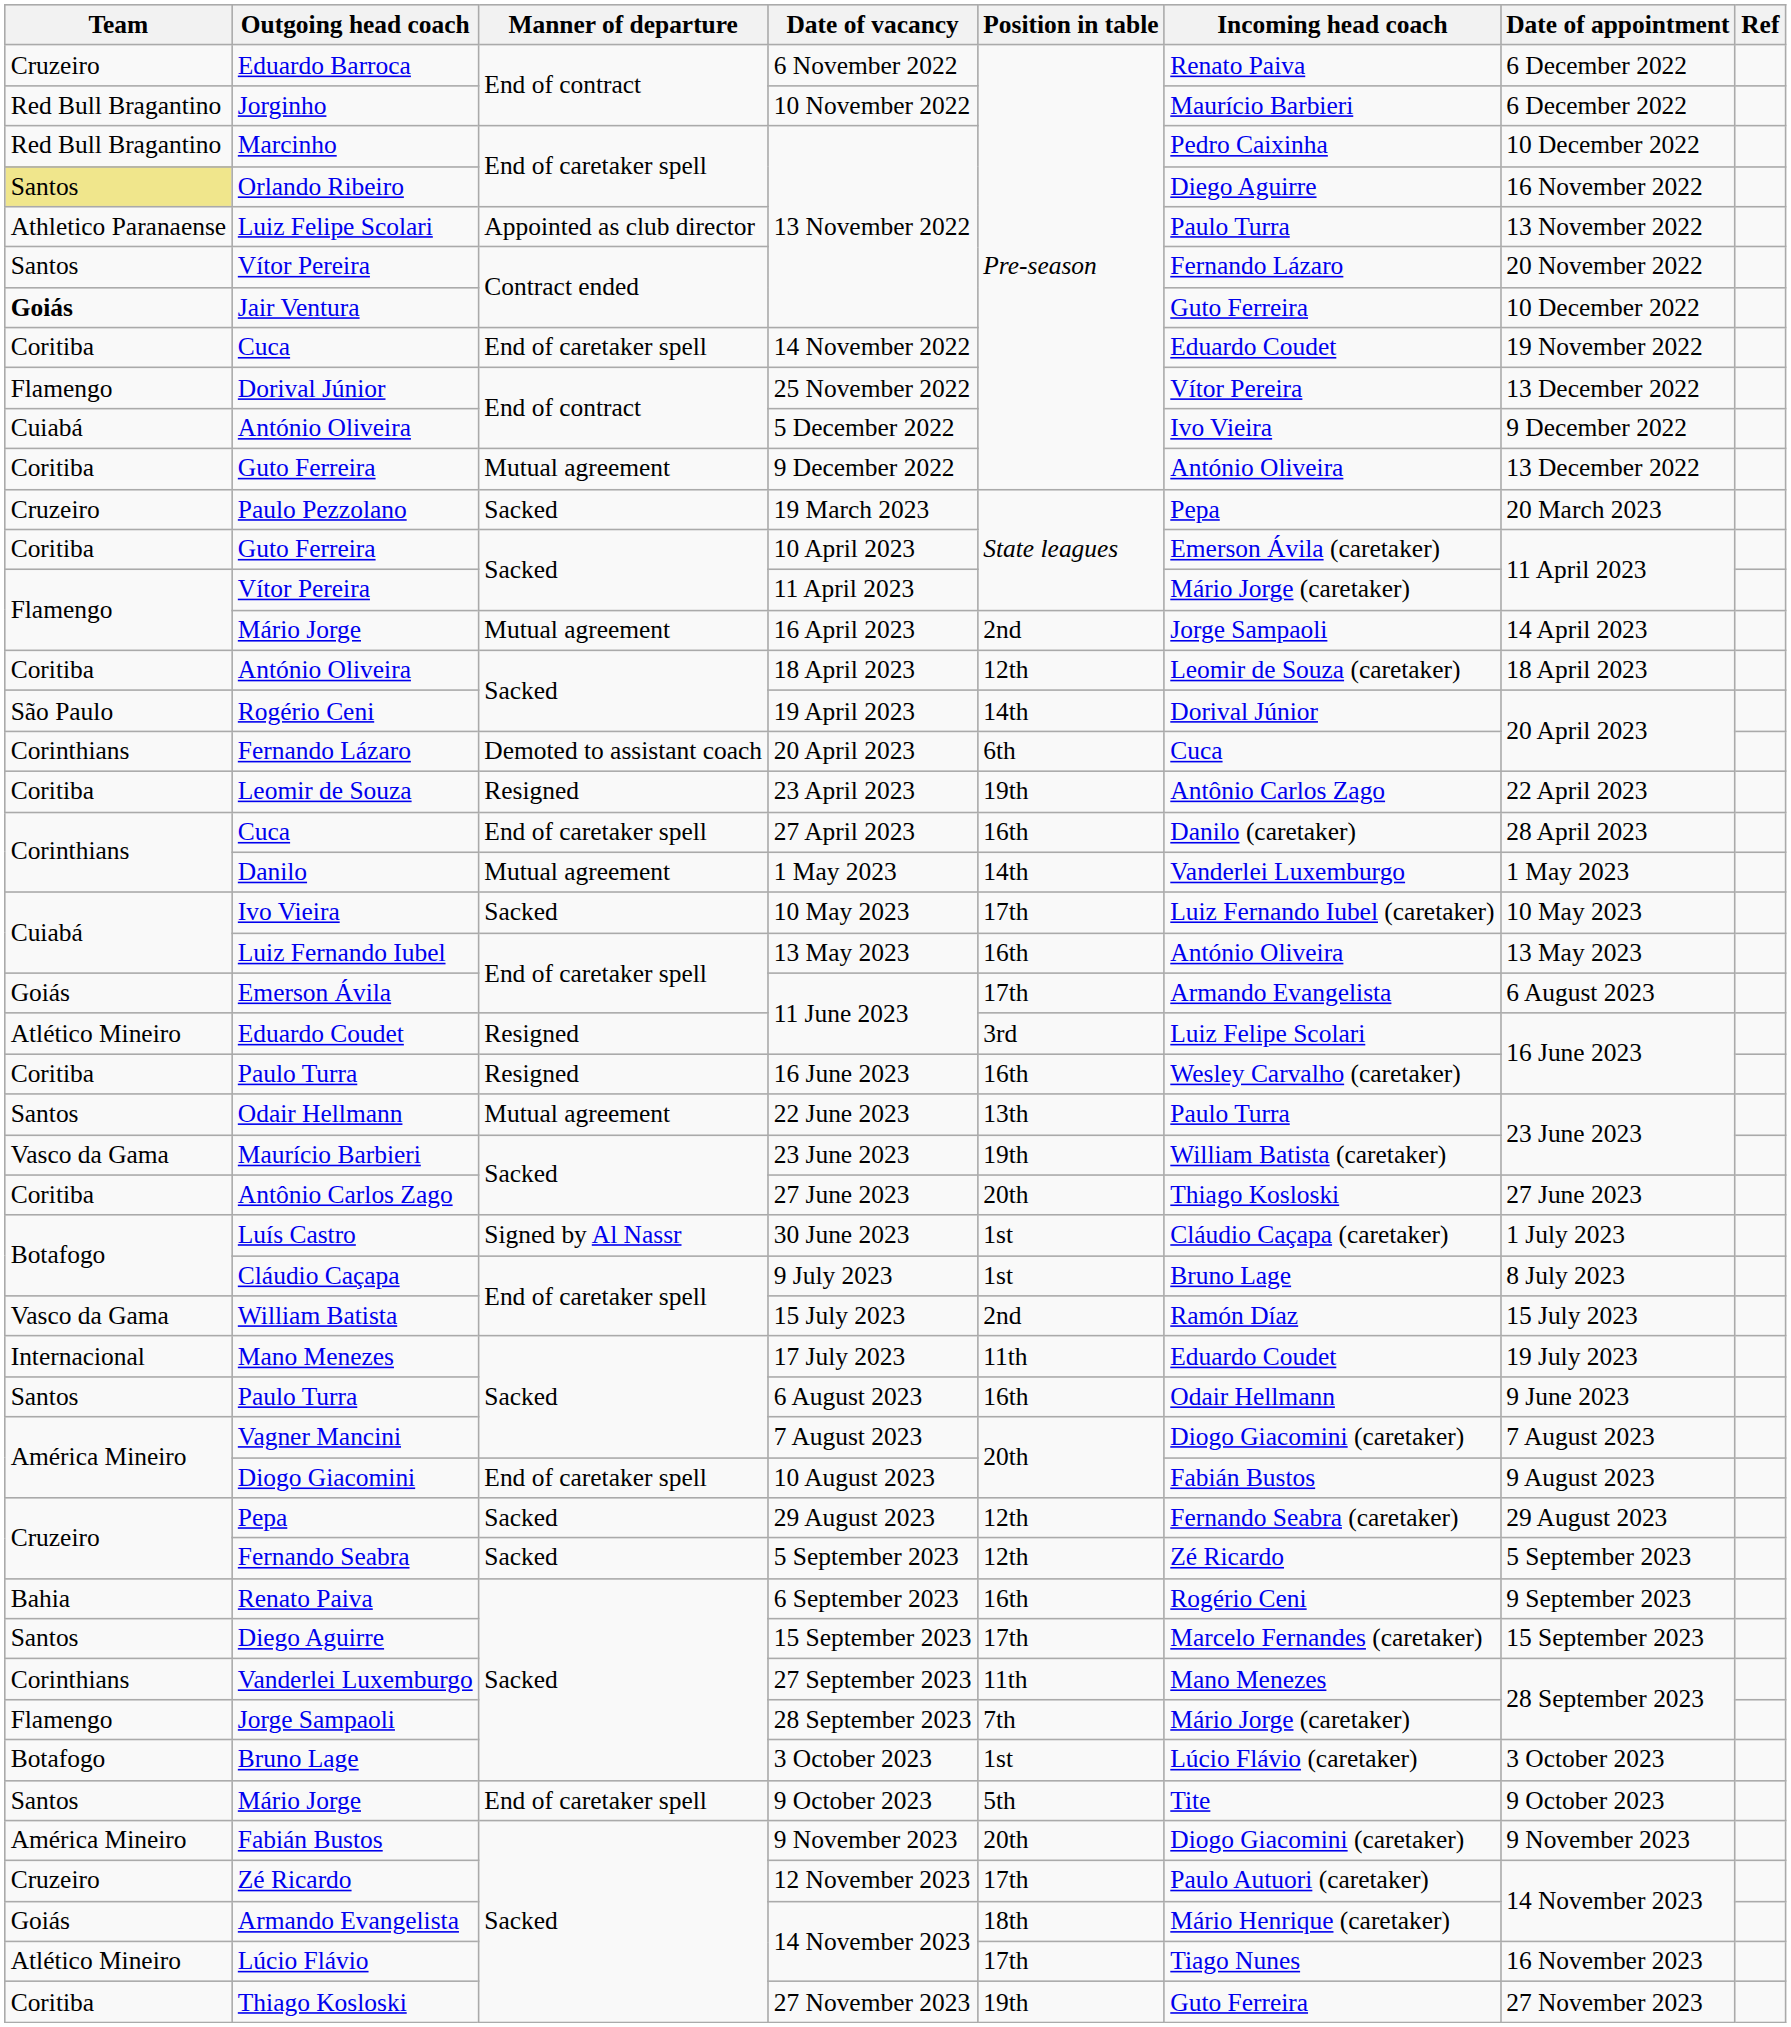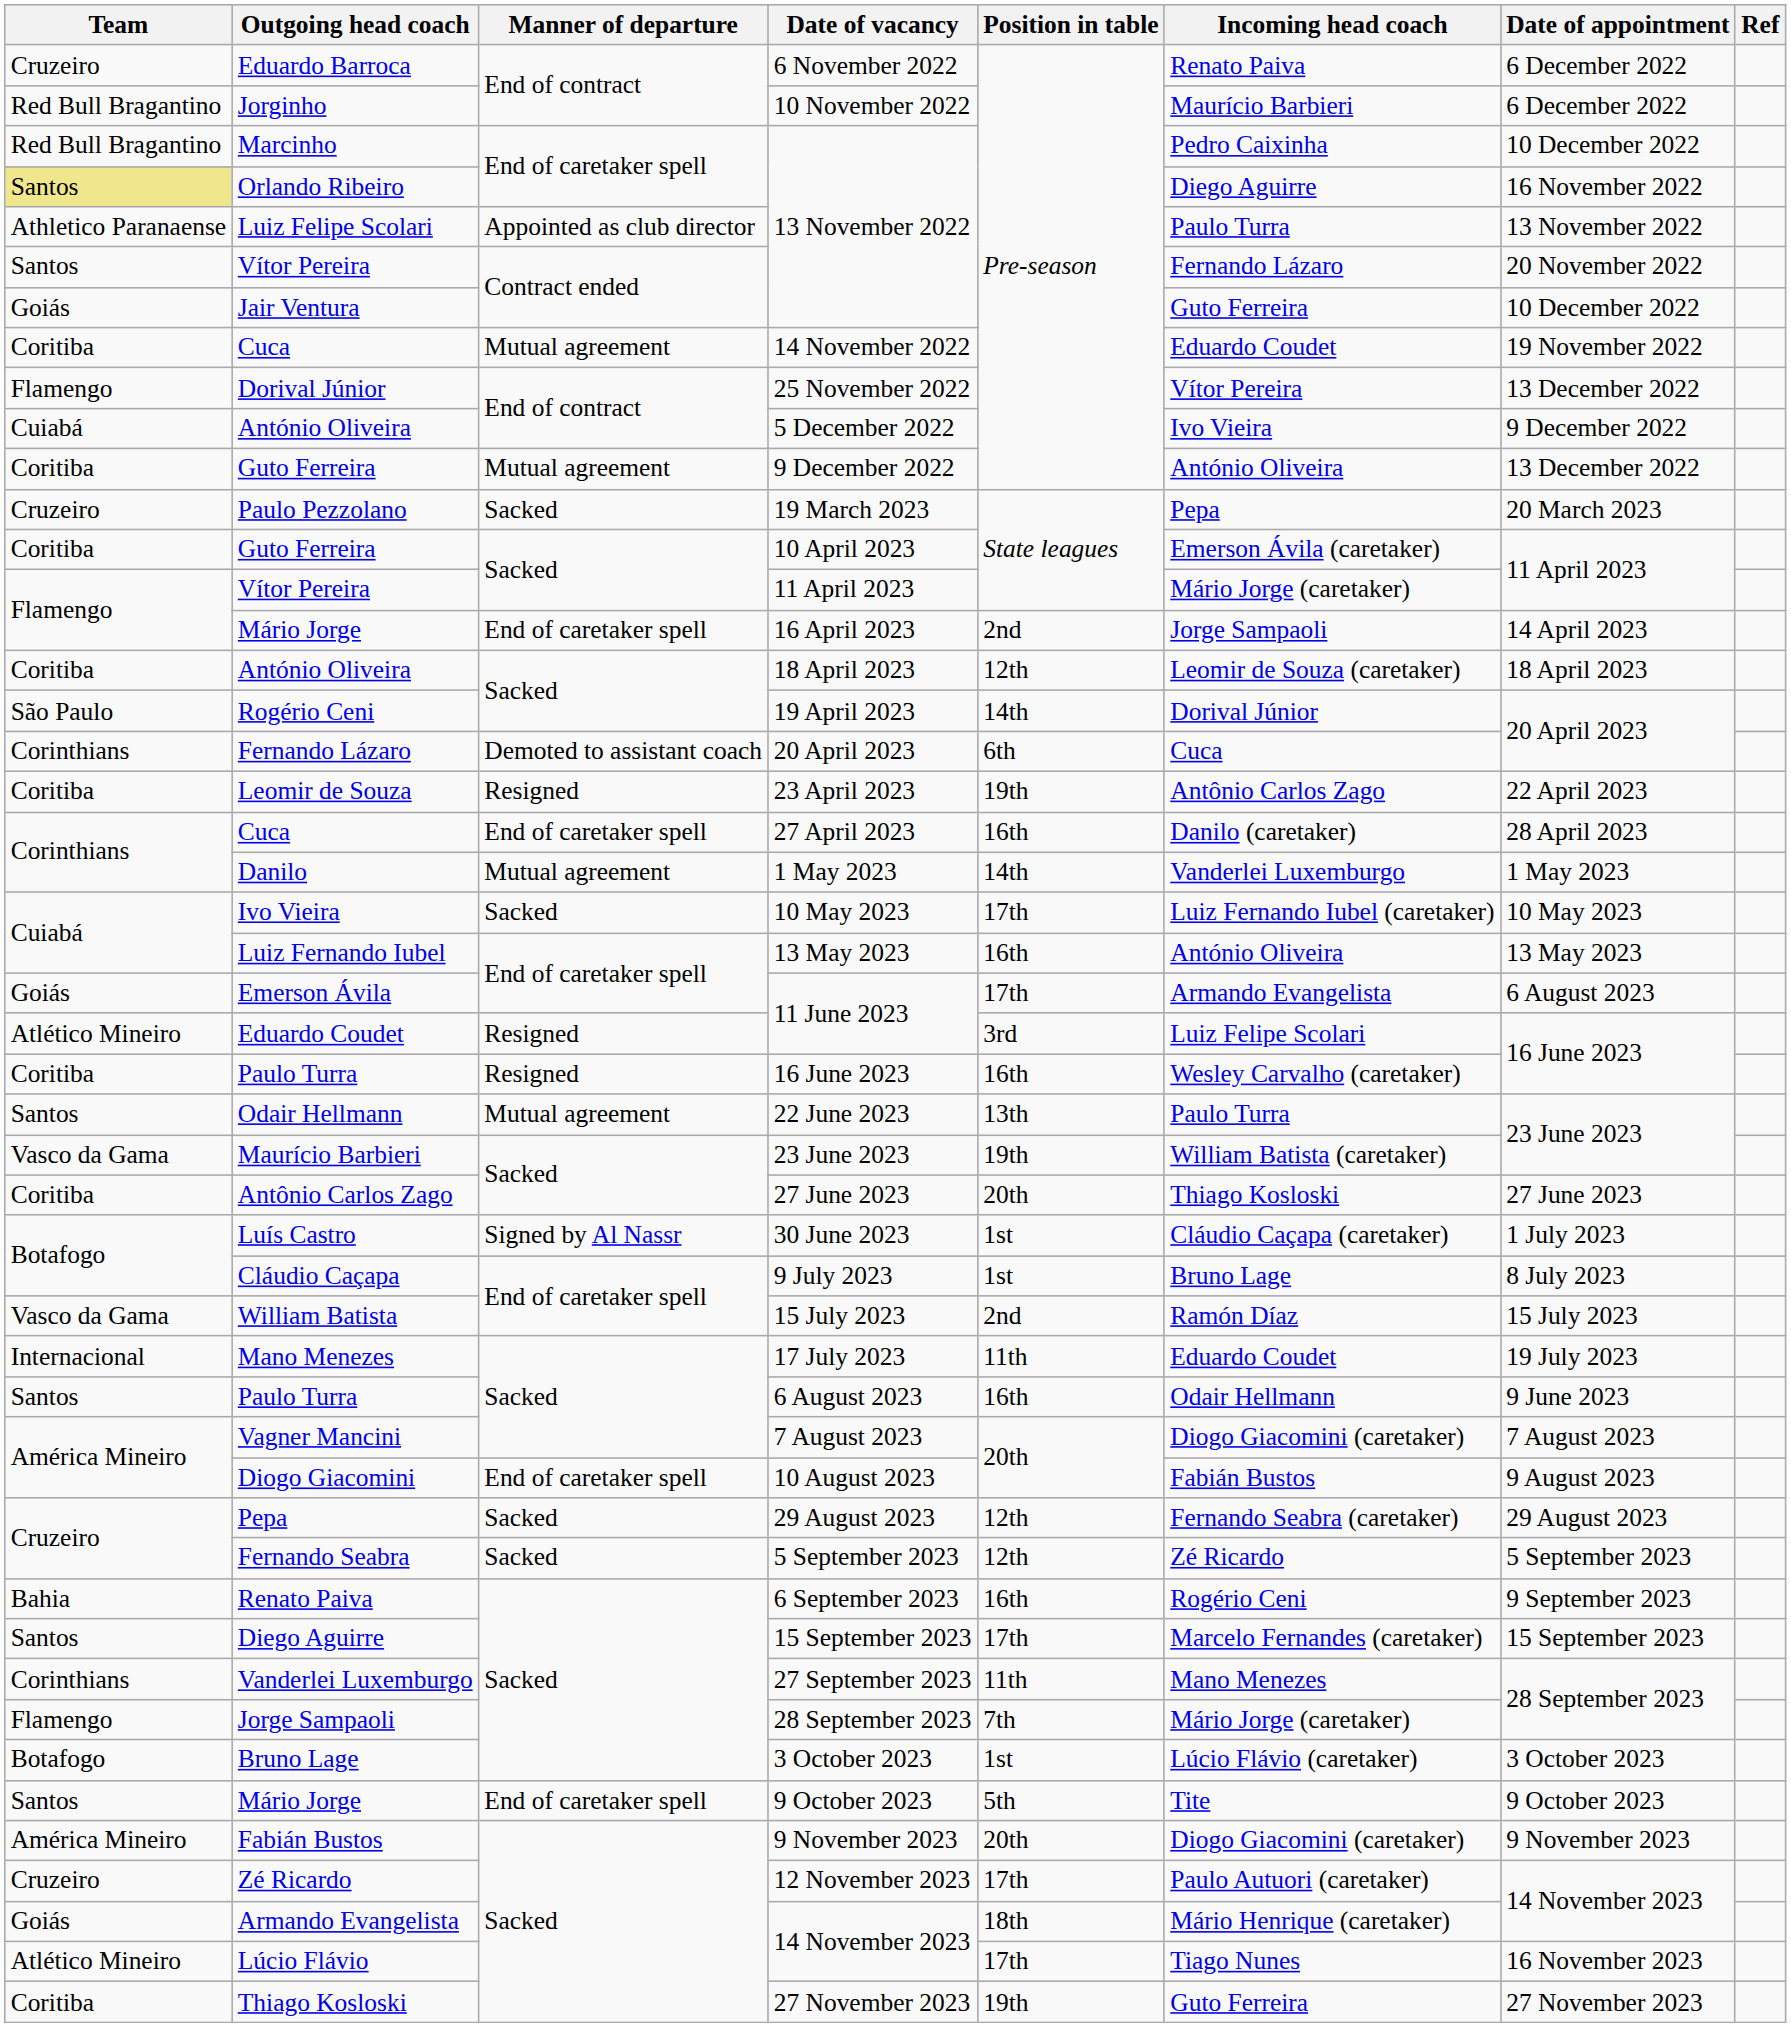(42, 307) bold -> (40, 307) normal
(596, 347) End of caretaker spell -> (577, 347) Mutual agreement
(577, 629) Mutual agreement -> (596, 629) End of caretaker spell
